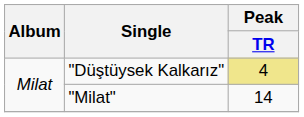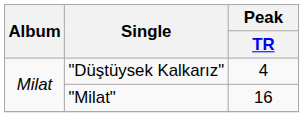(263, 71) khaki background -> (263, 71) no background
(263, 97) 14 -> (263, 97) 16
